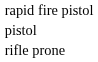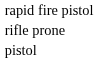rows swapped: (21, 30) <-> (35, 50)
